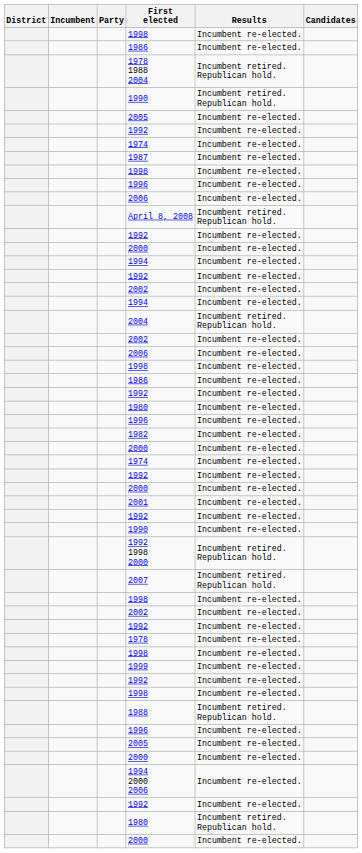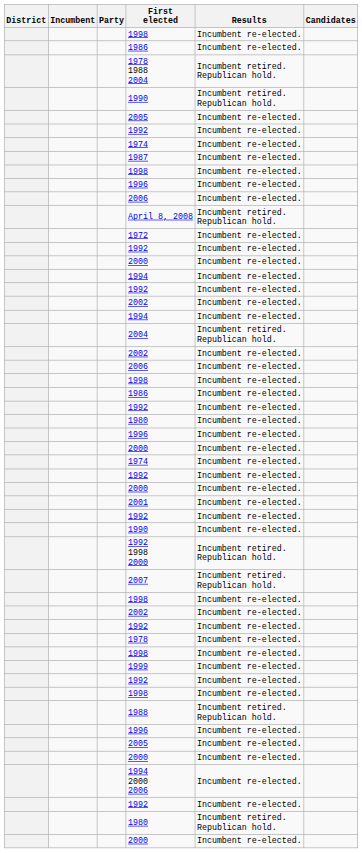+ row: (26, 235)
- row: (26, 435)
